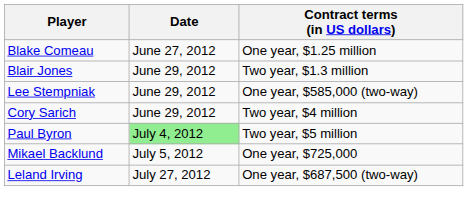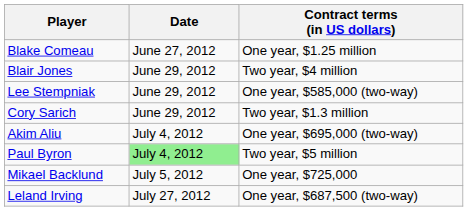(305, 71) Two year, $1.3 million -> (300, 71) Two year, $4 million
(300, 112) Two year, $4 million -> (305, 112) Two year, $1.3 million
+ row: (34, 133)
